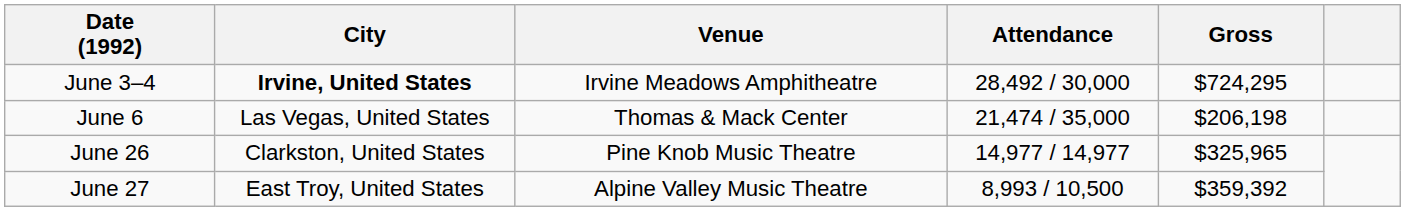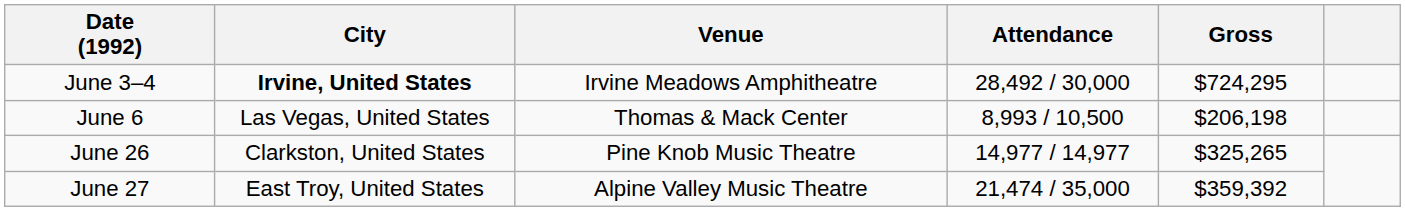(1052, 117) 21,474 / 35,000 -> (1052, 117) 8,993 / 10,500
(1241, 152) $325,965 -> (1241, 152) $325,265
(1052, 188) 8,993 / 10,500 -> (1052, 188) 21,474 / 35,000
